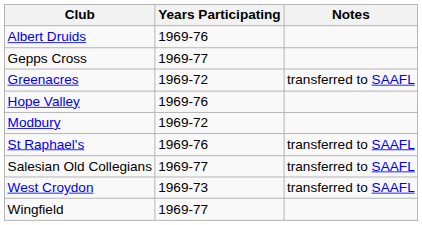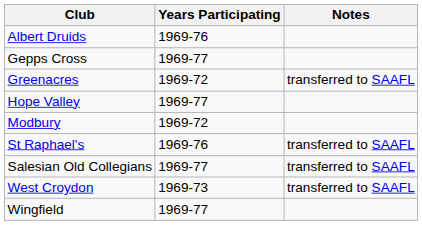(183, 101) 1969-76 -> (183, 101) 1969-77
